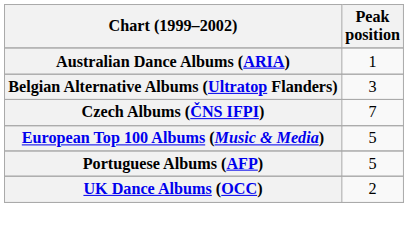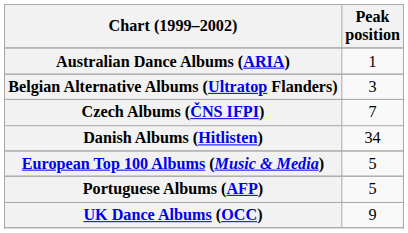+ row: (173, 138)
(373, 189) 2 -> (373, 214) 9
